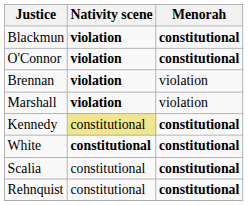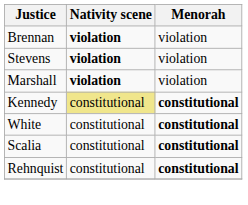- row: (36, 37)
- row: (34, 59)
+ row: (29, 59)
(111, 146) bold -> (107, 124) normal
